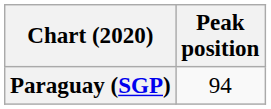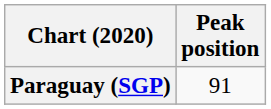(220, 85) 94 -> (220, 85) 91
